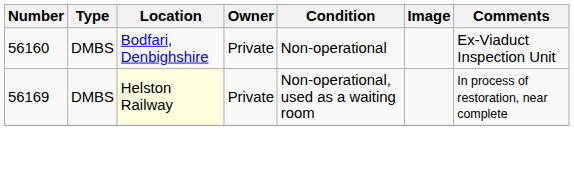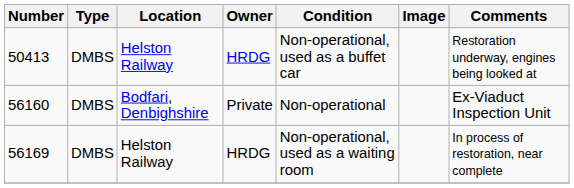+ row: (29, 56)
(147, 96) lightyellow background -> (147, 154) no background
(251, 96) Private -> (248, 154) HRDG
